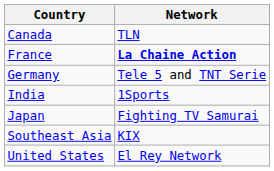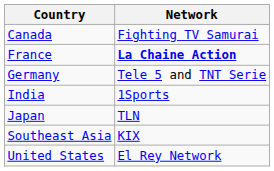(129, 35) TLN -> (188, 35) Fighting TV Samurai
(188, 115) Fighting TV Samurai -> (129, 115) TLN
